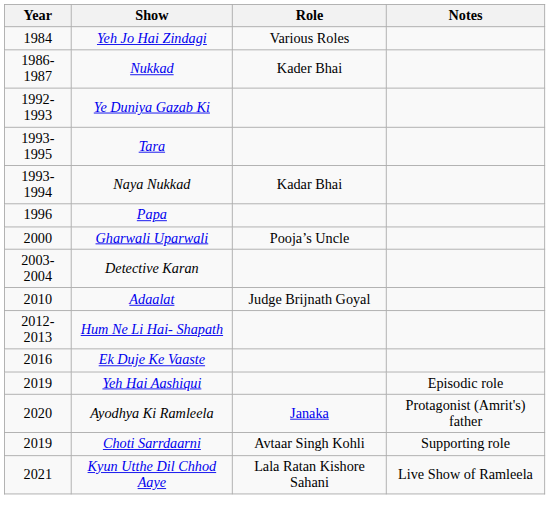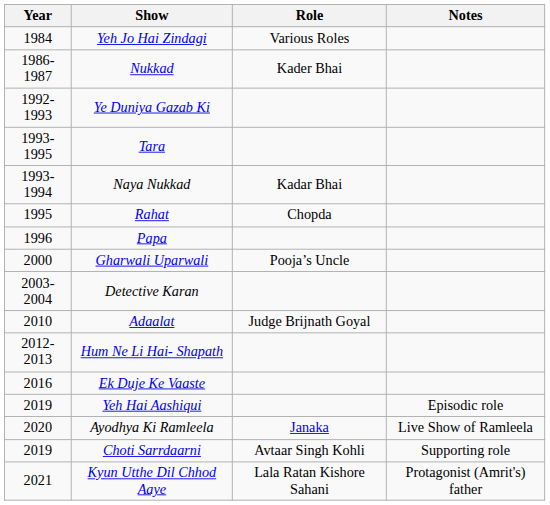+ row: (152, 215)
(466, 413) Protagonist (Amrit's) father -> (466, 428) Live Show of Ramleela
(466, 474) Live Show of Ramleela -> (466, 481) Protagonist (Amrit's) father
